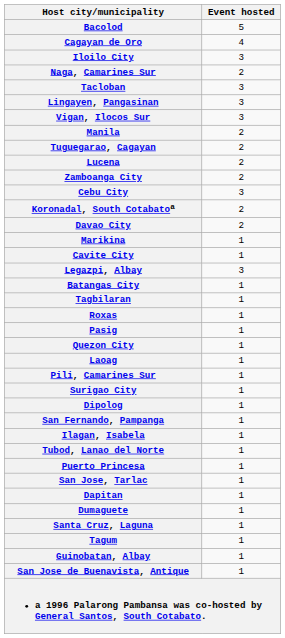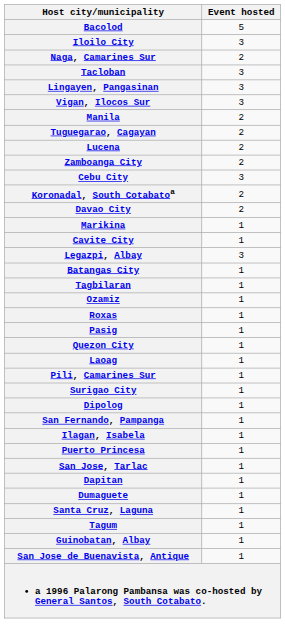- row: (103, 42)
+ row: (103, 300)
- row: (103, 451)
